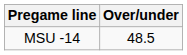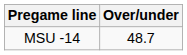(141, 38) 48.5 -> (141, 38) 48.7
